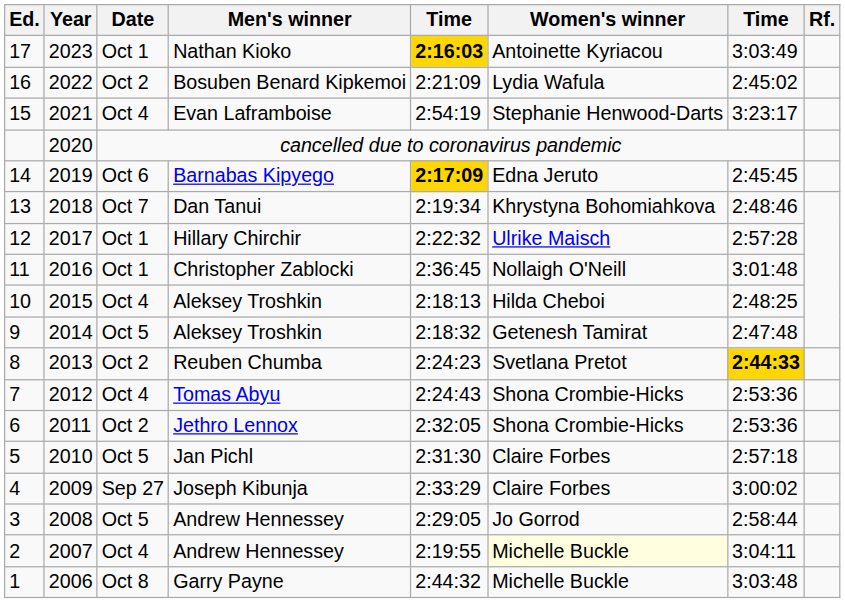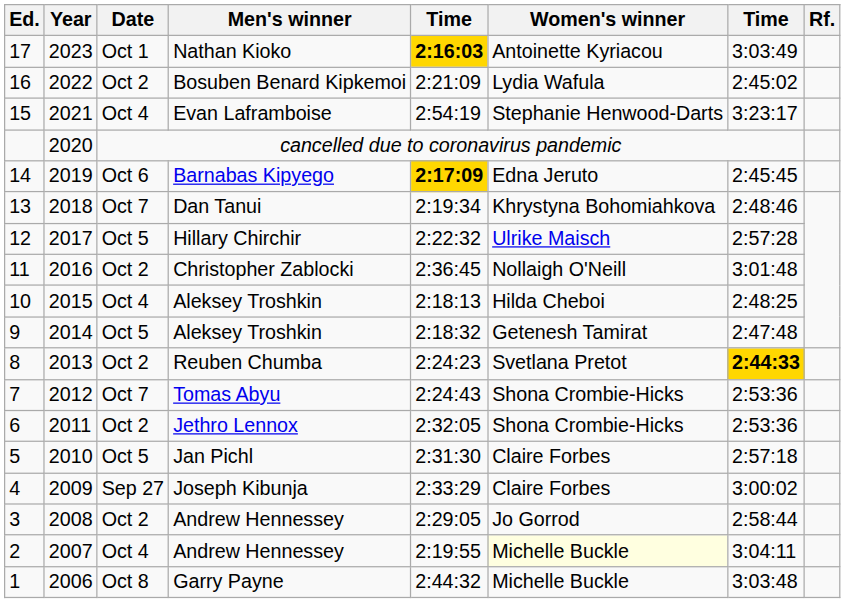(125, 238) Oct 1 -> (125, 238) Oct 5
(125, 269) Oct 1 -> (125, 269) Oct 2
(125, 394) Oct 4 -> (125, 394) Oct 7
(125, 519) Oct 5 -> (125, 519) Oct 2
